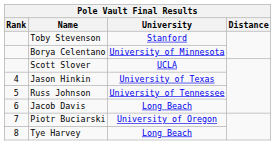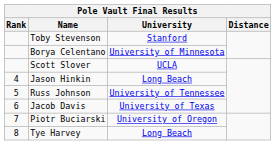(167, 79) University of Texas -> (167, 79) Long Beach
(167, 106) Long Beach -> (167, 106) University of Texas
